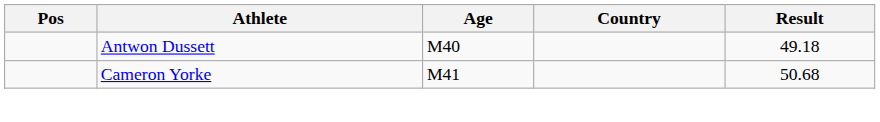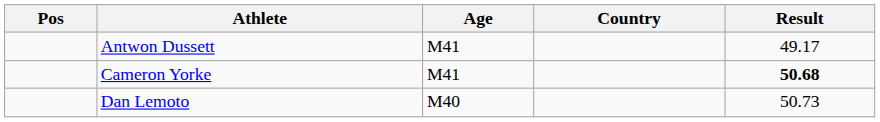(444, 46) M40 -> (444, 46) M41
(800, 46) 49.18 -> (800, 46) 49.17
(800, 74) normal -> (800, 74) bold
+ row: (145, 102)
